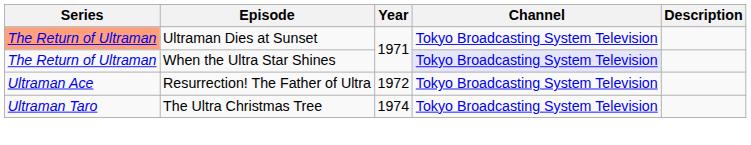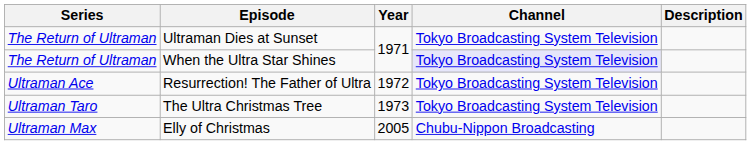(82, 38) lightsalmon background -> (82, 38) no background
(393, 106) 1974 -> (393, 106) 1973
+ row: (217, 128)
